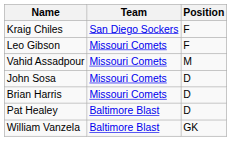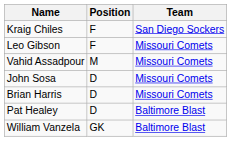columns swapped: (204, 12) <-> (134, 12)
